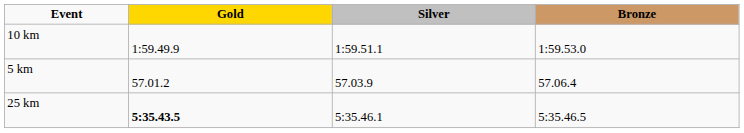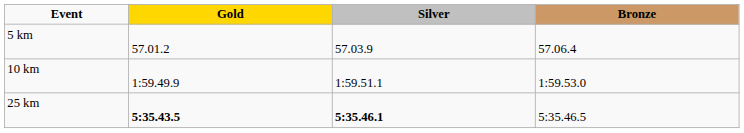rows swapped: (20, 68) <-> (23, 34)
(359, 117) normal -> (359, 117) bold
